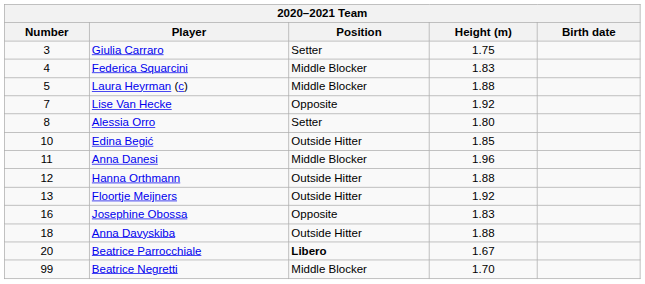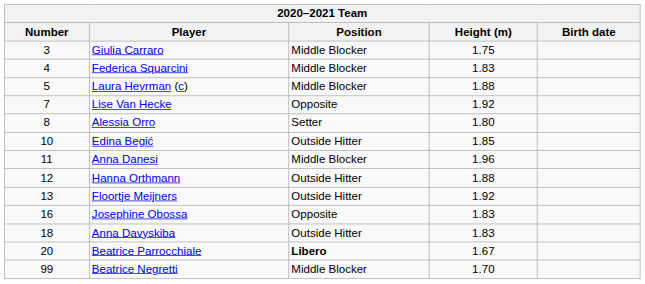(307, 50) Setter -> (329, 50) Middle Blocker
(483, 232) 1.88 -> (483, 232) 1.83
